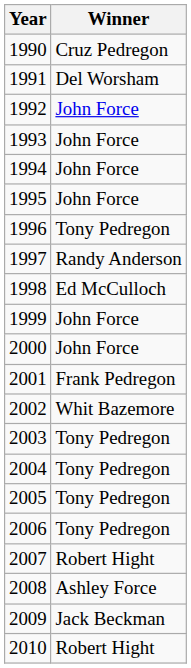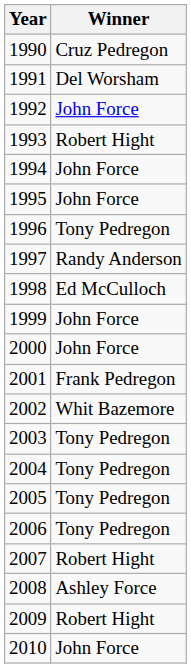(97, 139) John Force -> (105, 139) Robert Hight
(110, 618) Jack Beckman -> (105, 618) Robert Hight
(105, 648) Robert Hight -> (97, 648) John Force
